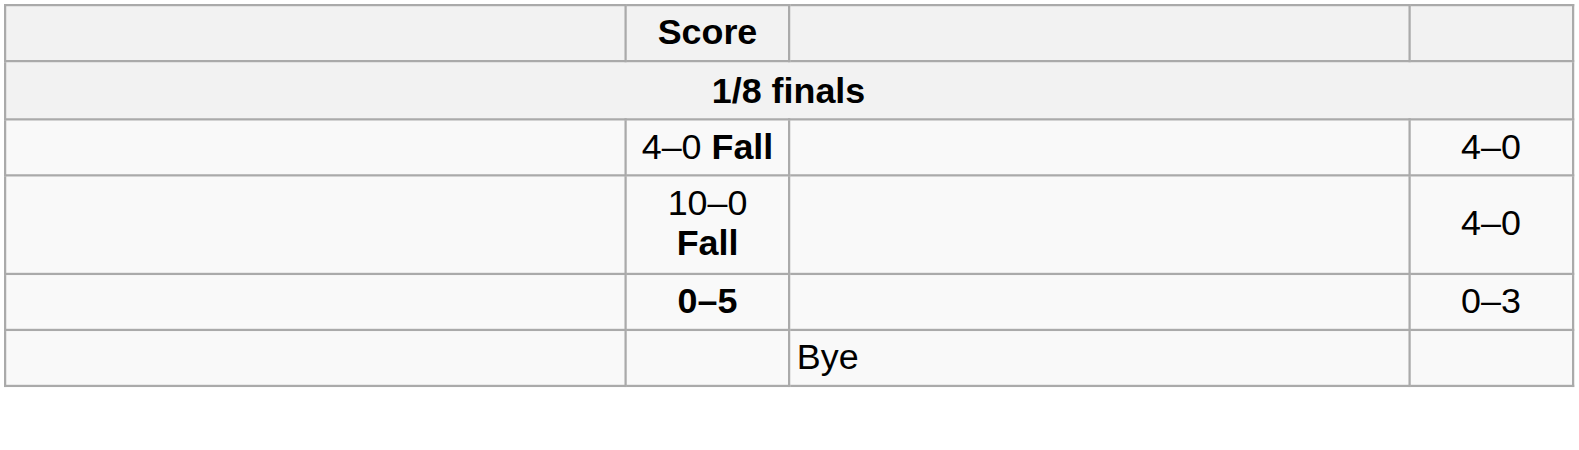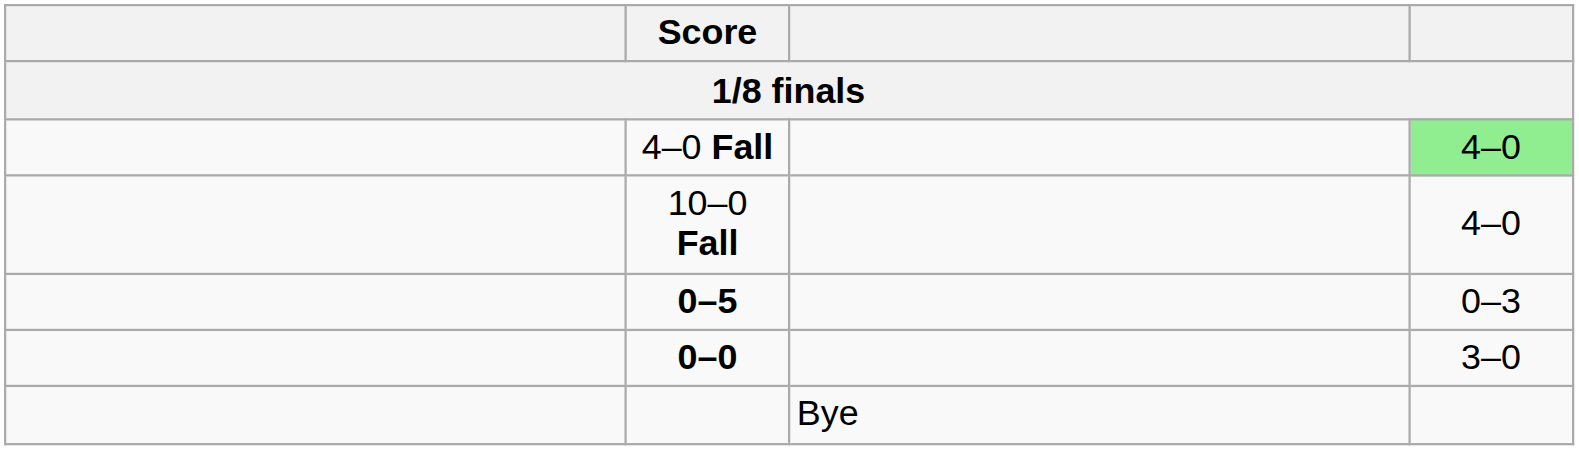(1491, 146) no background -> (1491, 146) lightgreen background
+ row: (707, 357)
